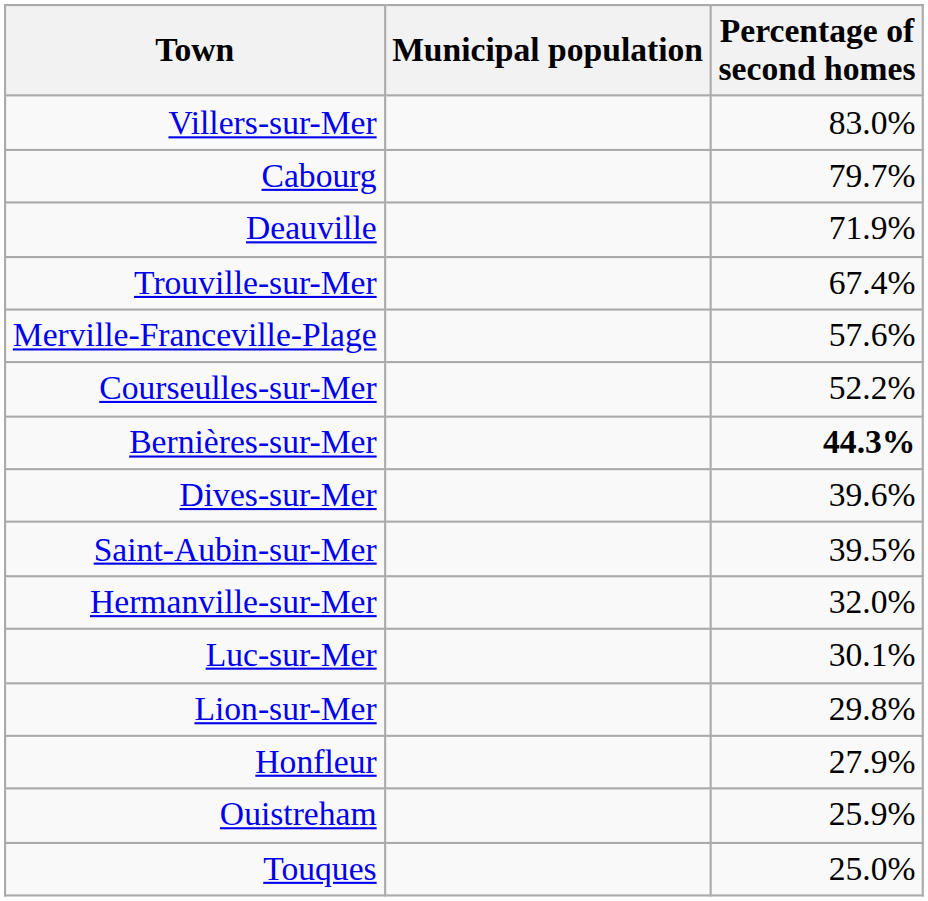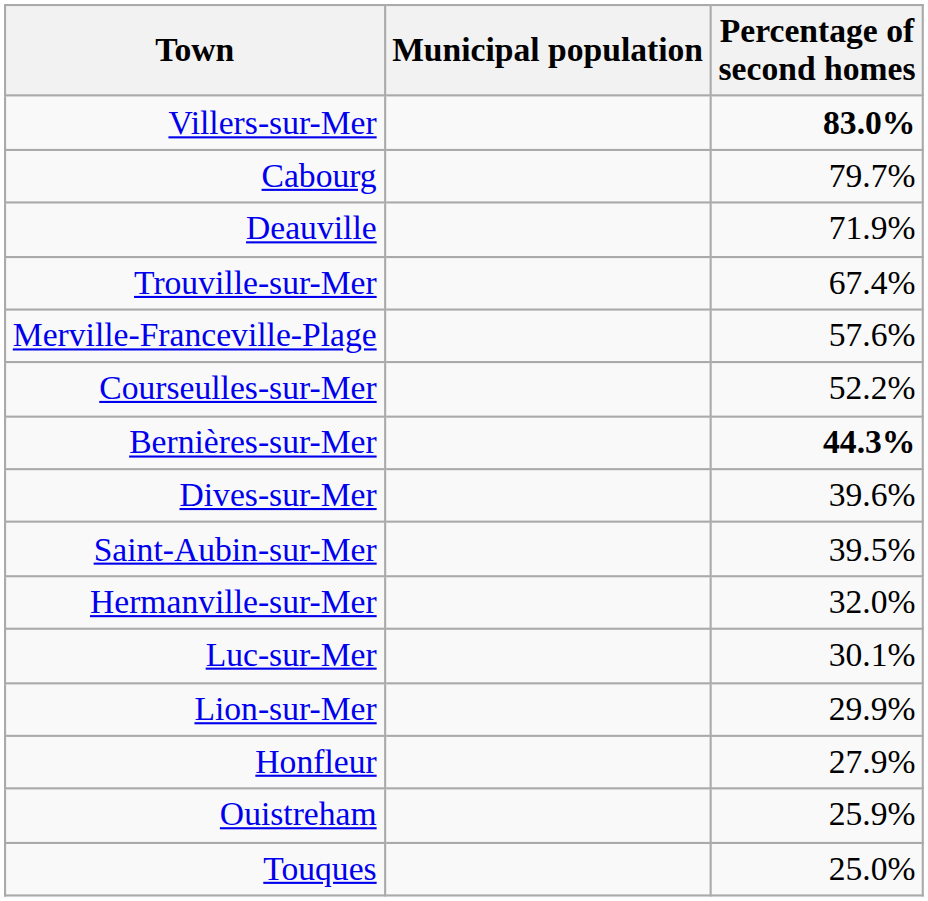(872, 122) normal -> (869, 122) bold
(872, 708) 29.8% -> (872, 708) 29.9%
